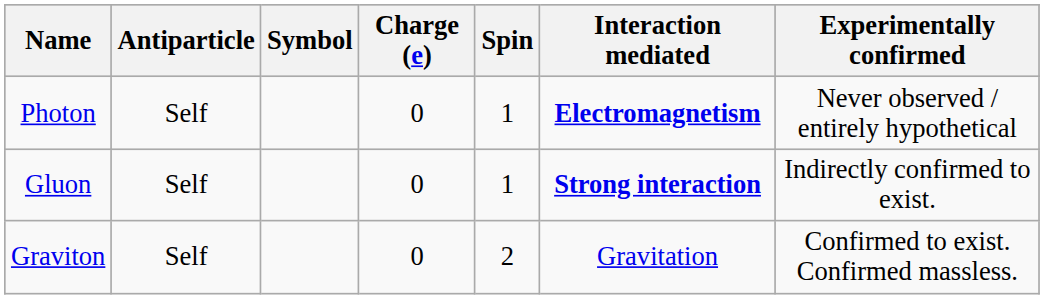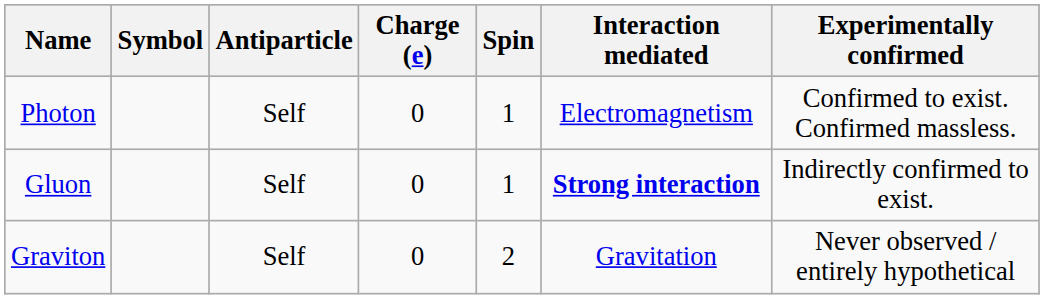columns swapped: (310, 40) <-> (186, 40)
(658, 112) bold -> (656, 112) normal
(907, 112) Never observed / entirely hypothetical -> (906, 112) Confirmed to exist. Confirmed massless.
(907, 256) Confirmed to exist. Confirmed massless. -> (906, 256) Never observed / entirely hypothetical
